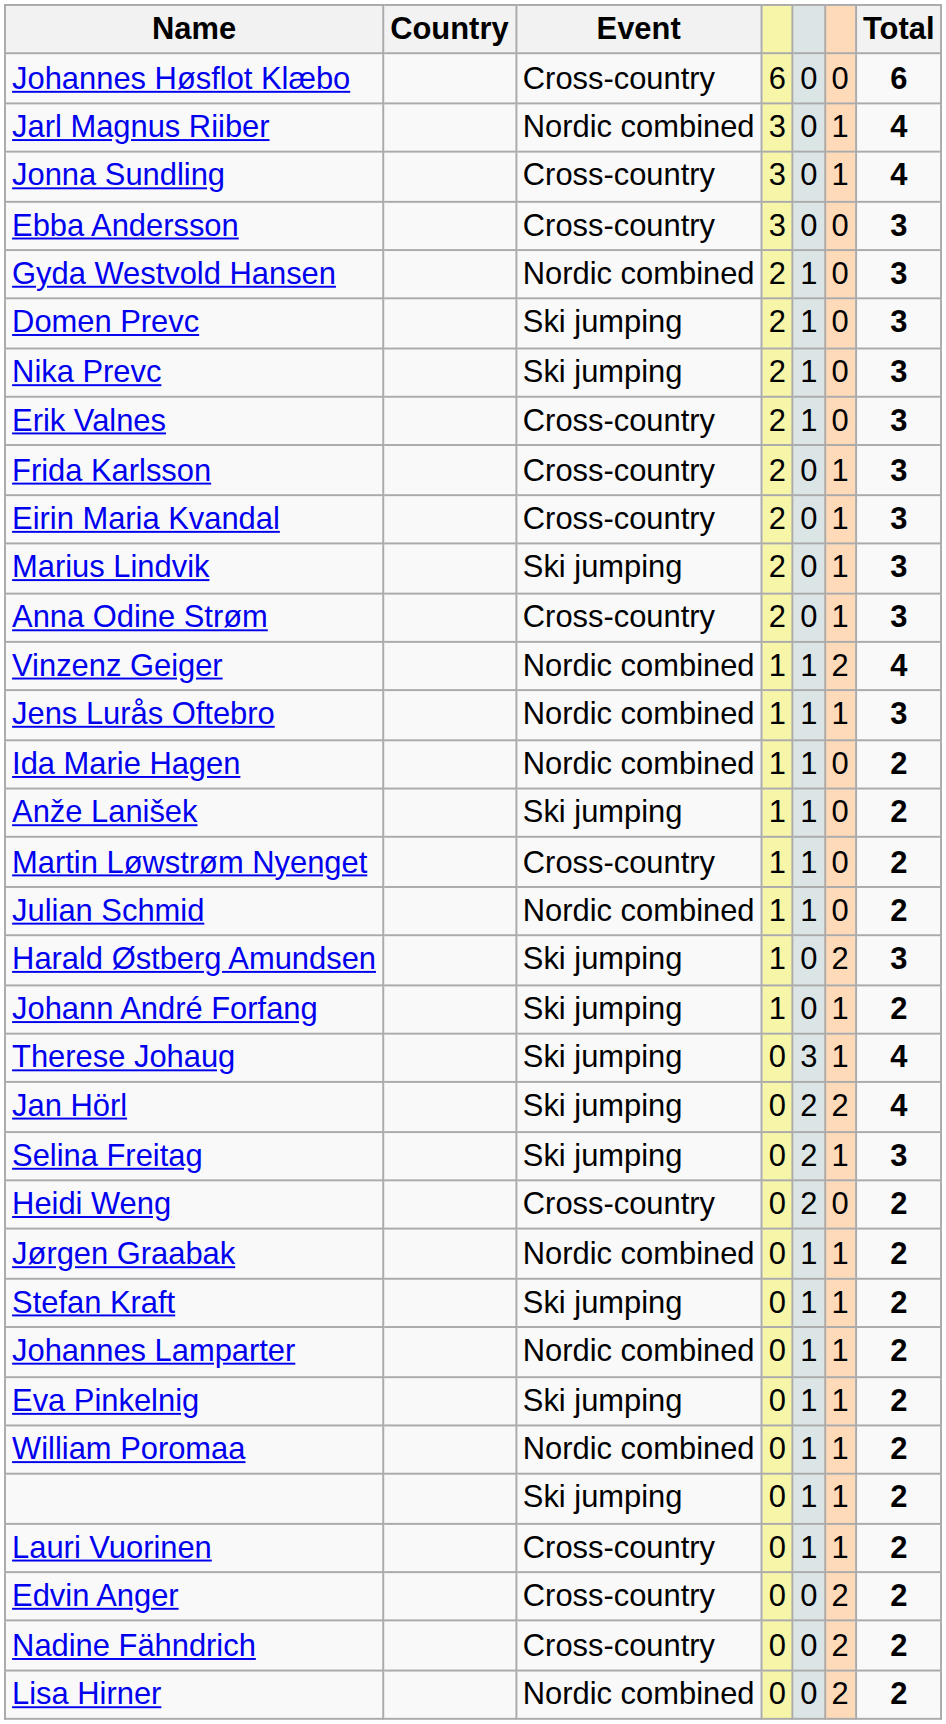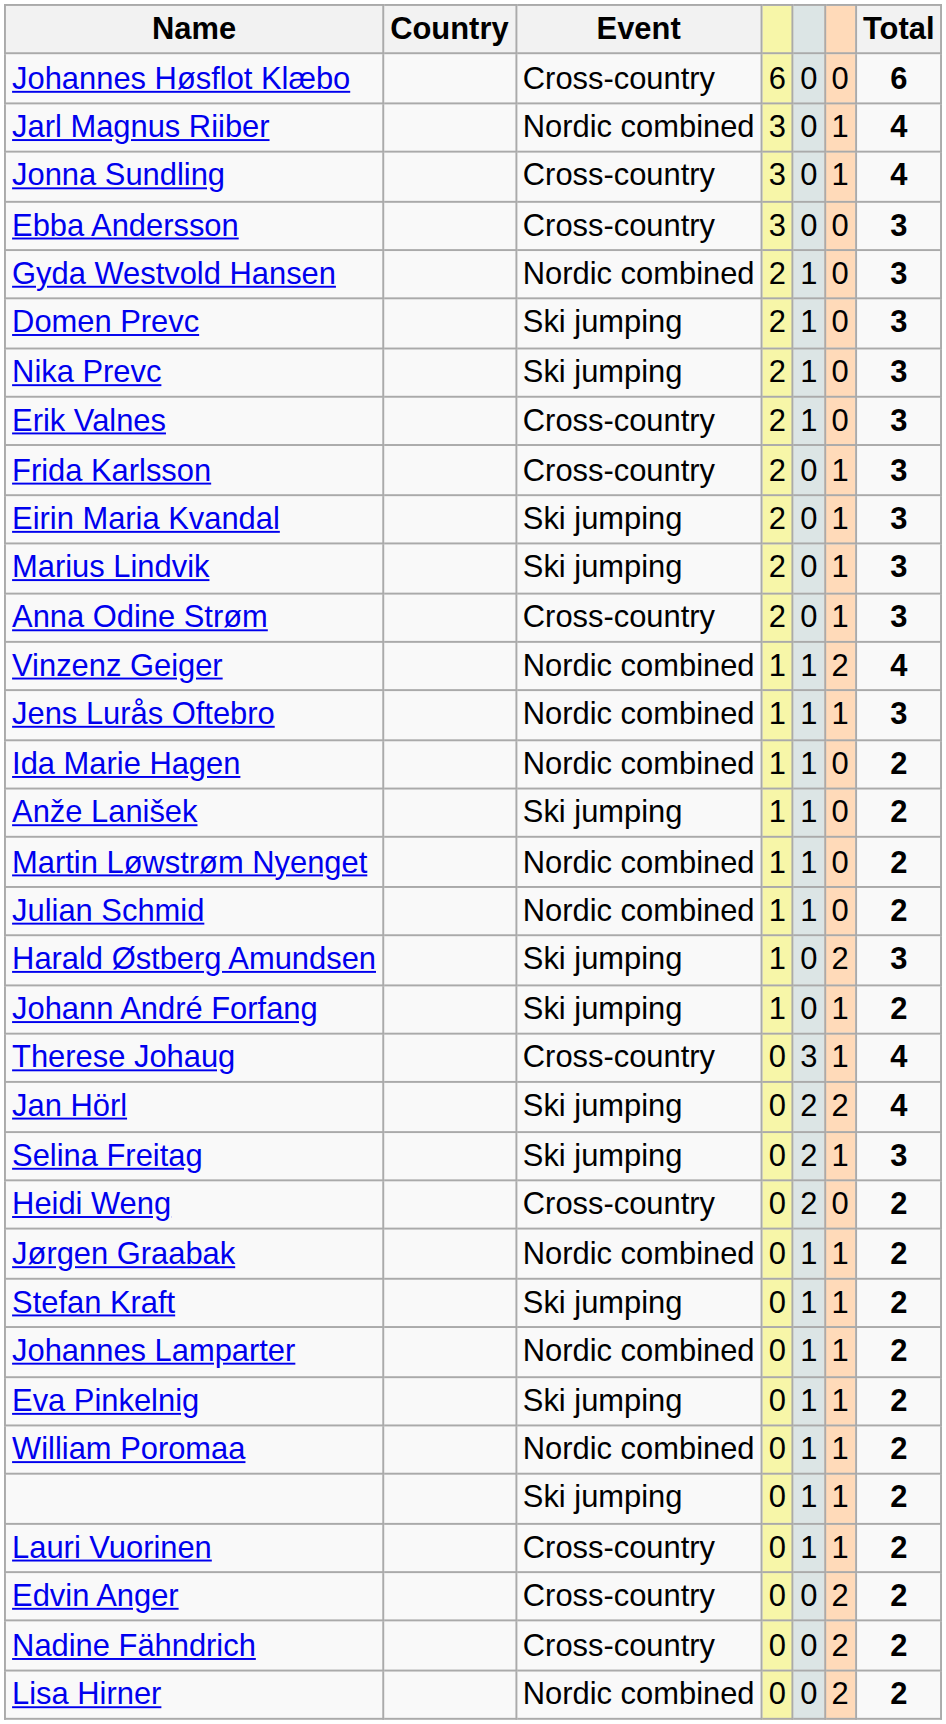(619, 518) Cross-country -> (603, 518) Ski jumping
(619, 861) Cross-country -> (639, 861) Nordic combined
(603, 1057) Ski jumping -> (619, 1057) Cross-country
